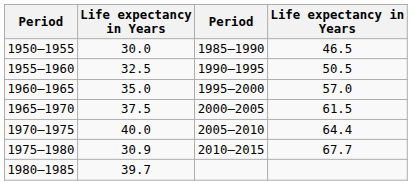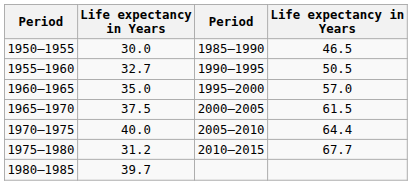(136, 69) 32.5 -> (136, 69) 32.7
(136, 150) 30.9 -> (136, 150) 31.2
